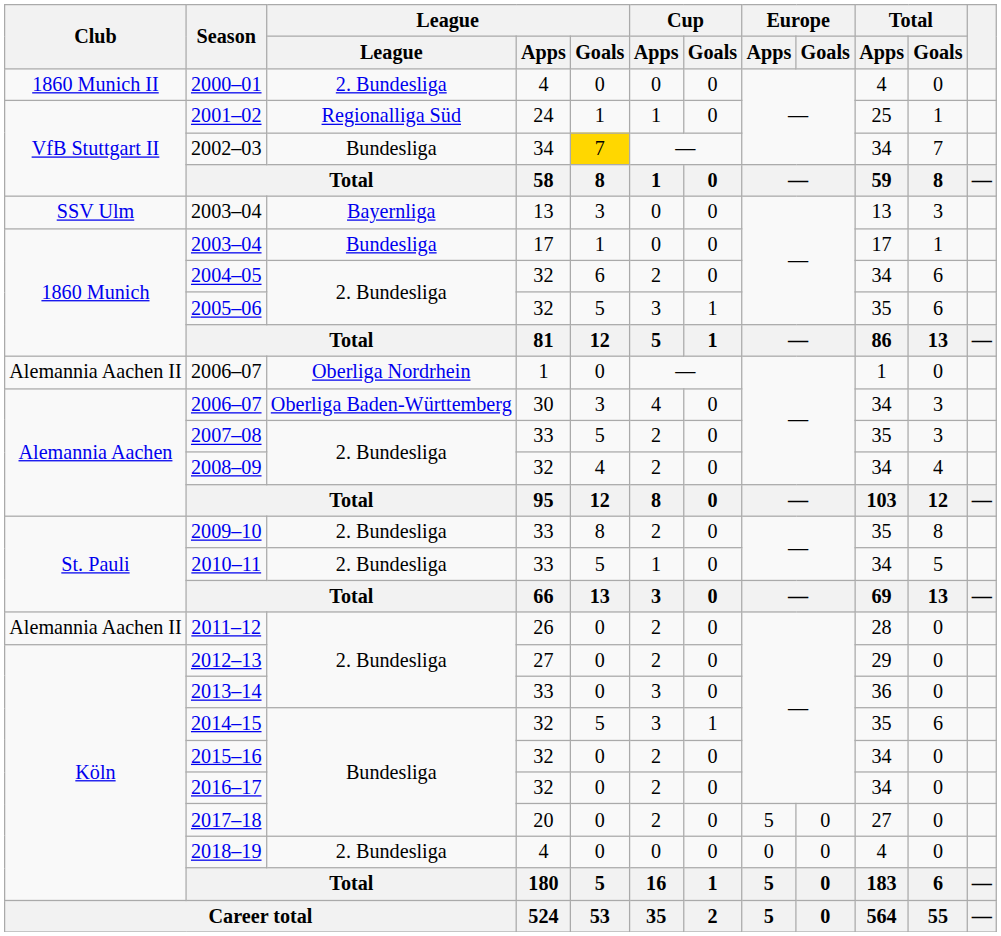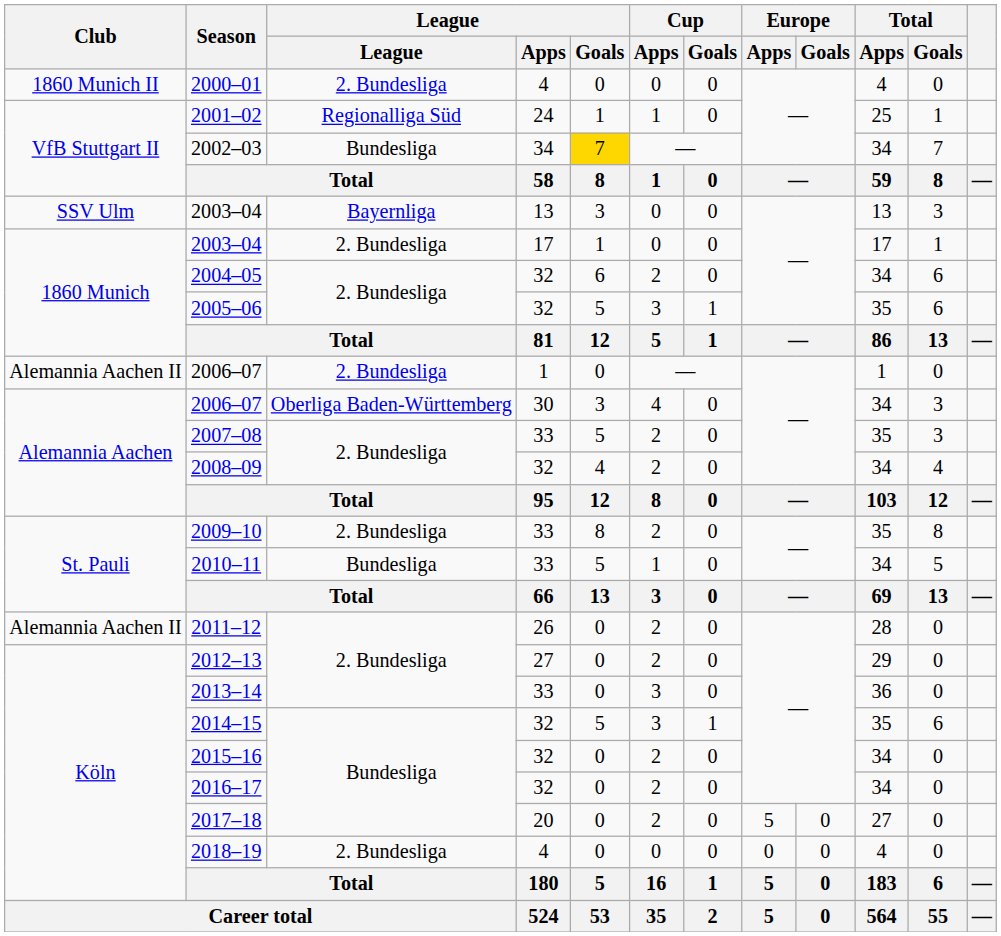(391, 244) Bundesliga -> (391, 244) 2. Bundesliga
(391, 372) Oberliga Nordrhein -> (391, 372) 2. Bundesliga
(391, 564) 2. Bundesliga -> (391, 564) Bundesliga
